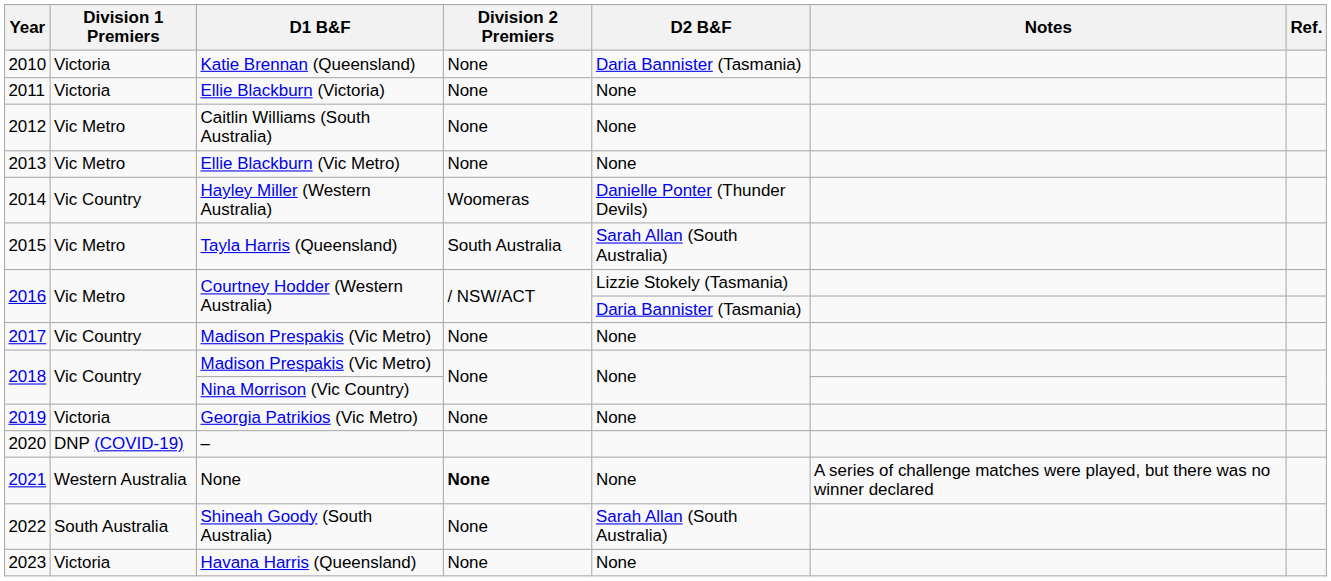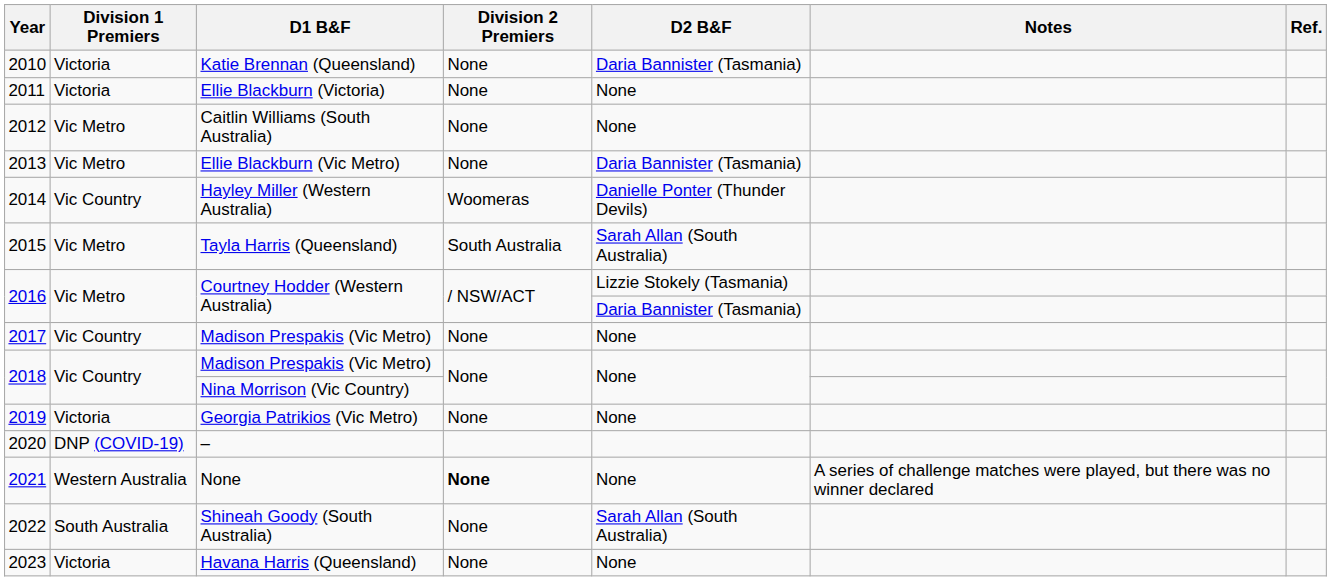(616, 163) None -> (699, 163) Daria Bannister (Tasmania)
